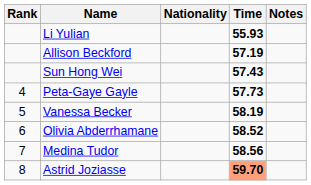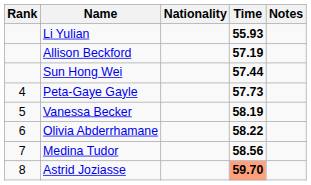(248, 72) 57.43 -> (248, 72) 57.44
(248, 131) 58.52 -> (248, 131) 58.22
